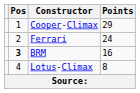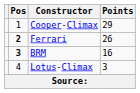(18, 40) normal -> (18, 40) bold
(107, 40) 24 -> (107, 40) 26
(105, 67) 8 -> (105, 67) 3
